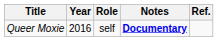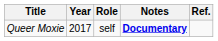(80, 28) 2016 -> (80, 28) 2017
